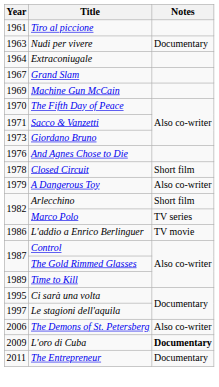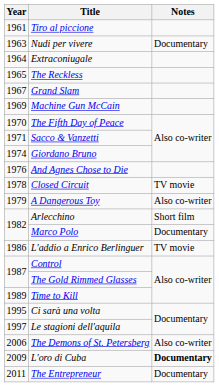+ row: (57, 75)
(17, 138) 1973 -> (17, 153) 1974
(174, 169) Short film -> (174, 185) TV movie
(173, 216) TV series -> (181, 232) Documentary
